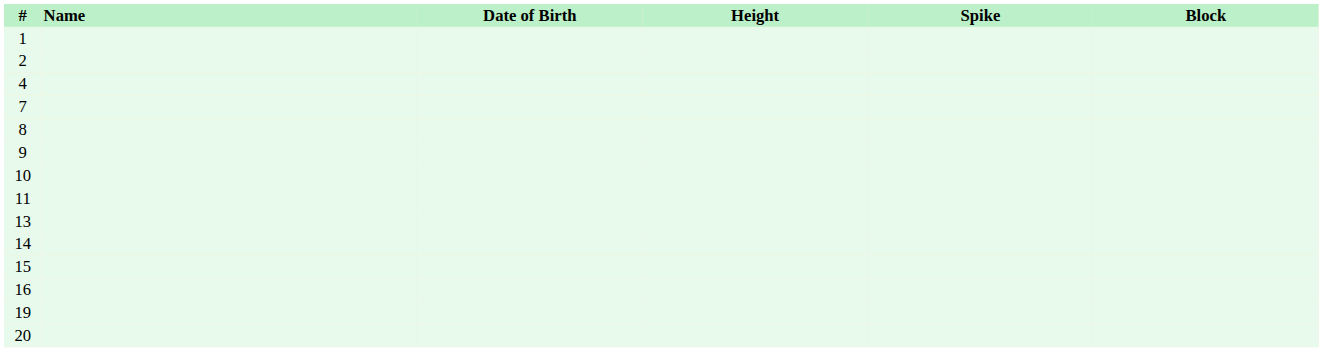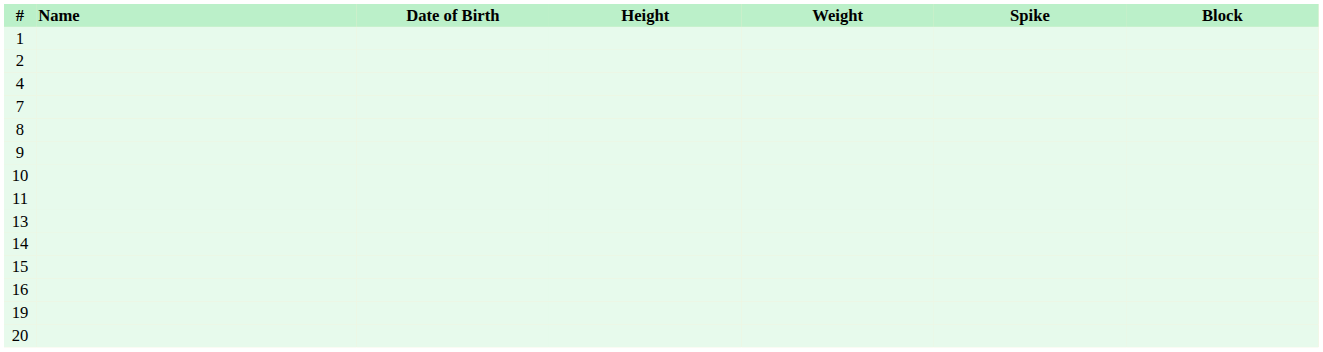+ column: (838, 15)
